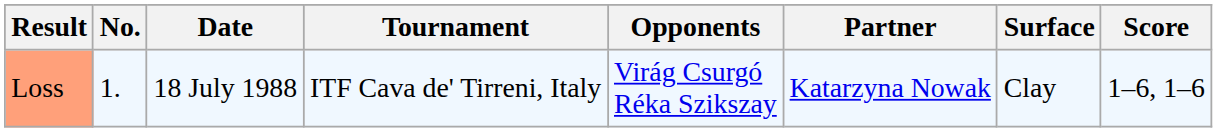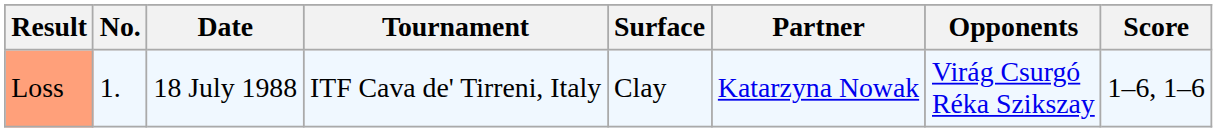columns swapped: (1049, 26) <-> (695, 26)
